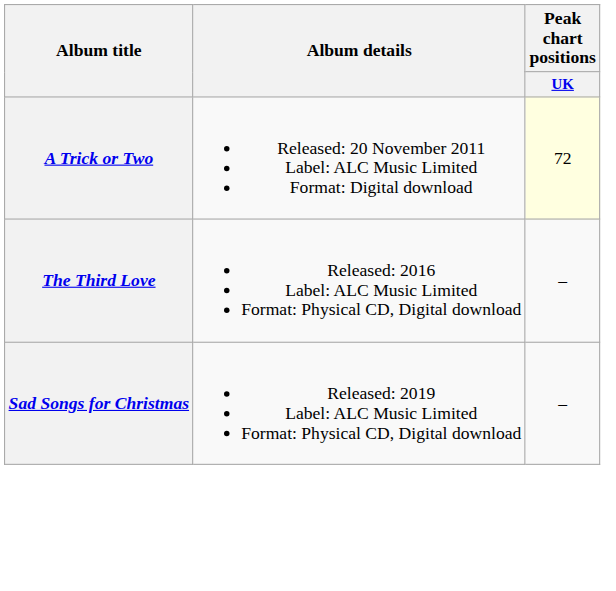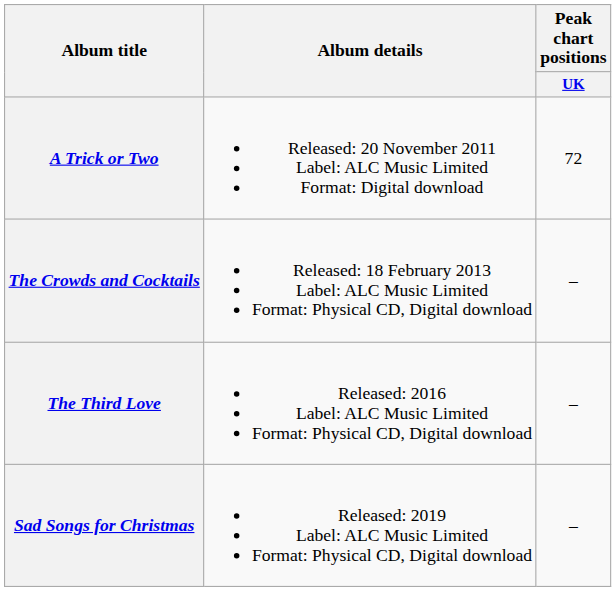(563, 157) lightyellow background -> (573, 157) no background
+ row: (104, 280)
